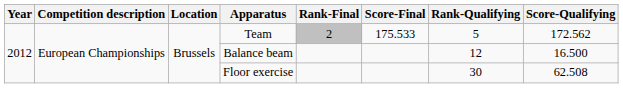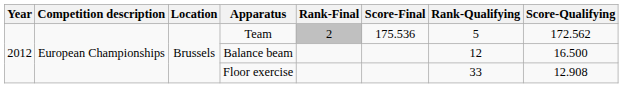(395, 33) 175.533 -> (395, 33) 175.536
(476, 72) 30 -> (476, 72) 33
(571, 72) 62.508 -> (571, 72) 12.908
